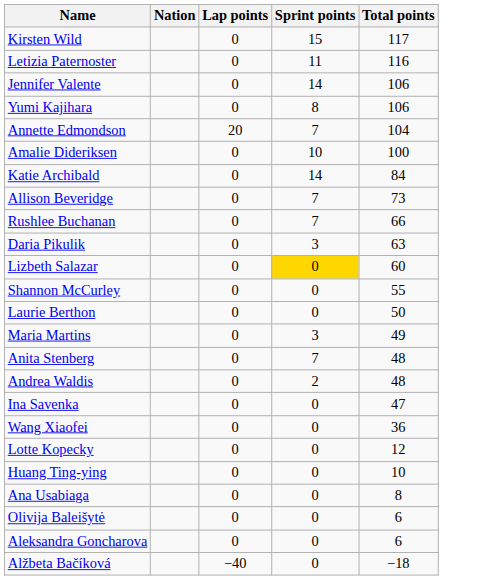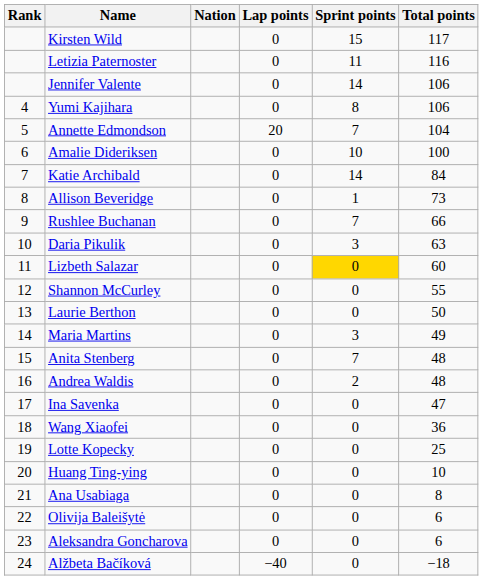+ column: (25, 15)
(315, 198) 7 -> (355, 198) 1
(398, 449) 12 -> (439, 449) 25
